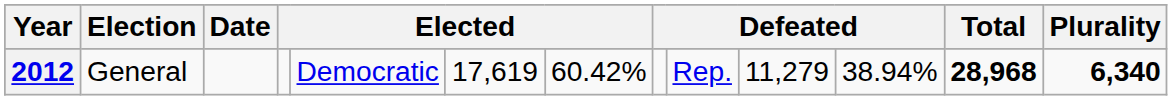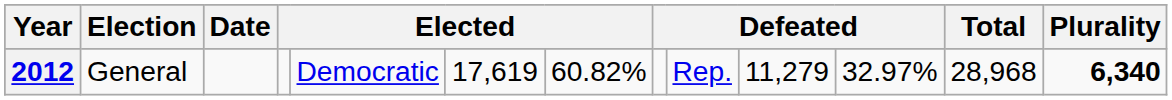(599, 71) 60.42% -> (599, 71) 60.82%
(890, 71) 38.94% -> (890, 71) 32.97%
(994, 71) bold -> (994, 71) normal
